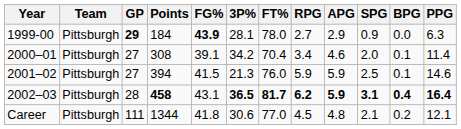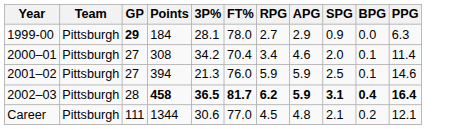- column: (209, 14)
